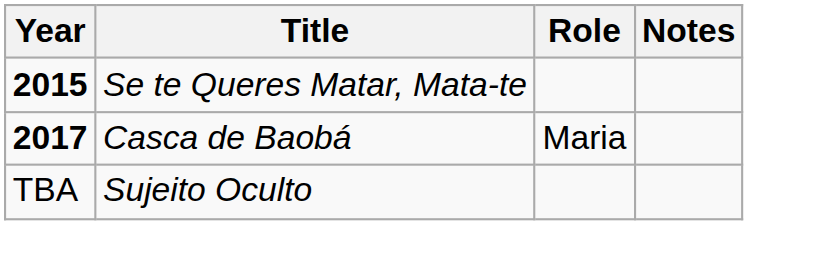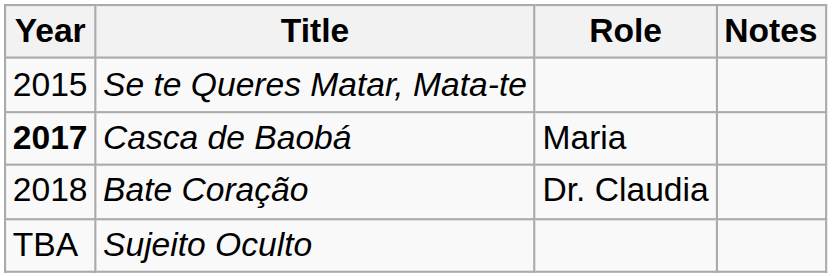(50, 84) bold -> (50, 84) normal
+ row: (206, 191)
